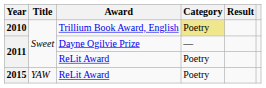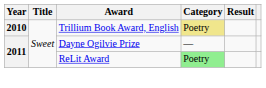(196, 59) no background -> (196, 59) lightgreen background
- row: (17, 75)
